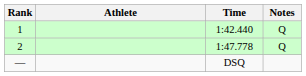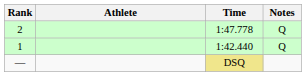rows swapped: (20, 29) <-> (20, 46)
(234, 63) no background -> (234, 63) khaki background
